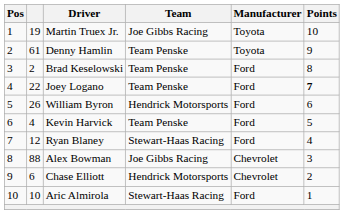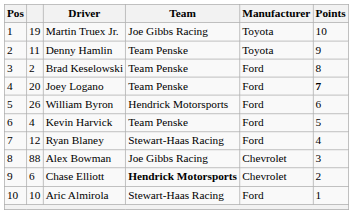(35, 49) 61 -> (35, 49) 11
(35, 85) 22 -> (35, 85) 20
(178, 176) normal -> (183, 176) bold
